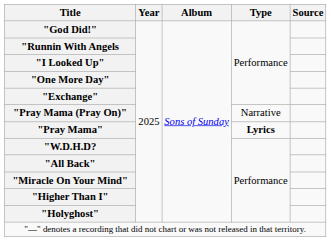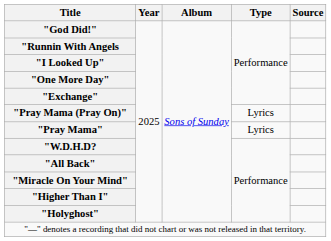(261, 113) Narrative -> (261, 113) Lyrics
(261, 130) bold -> (261, 130) normal
